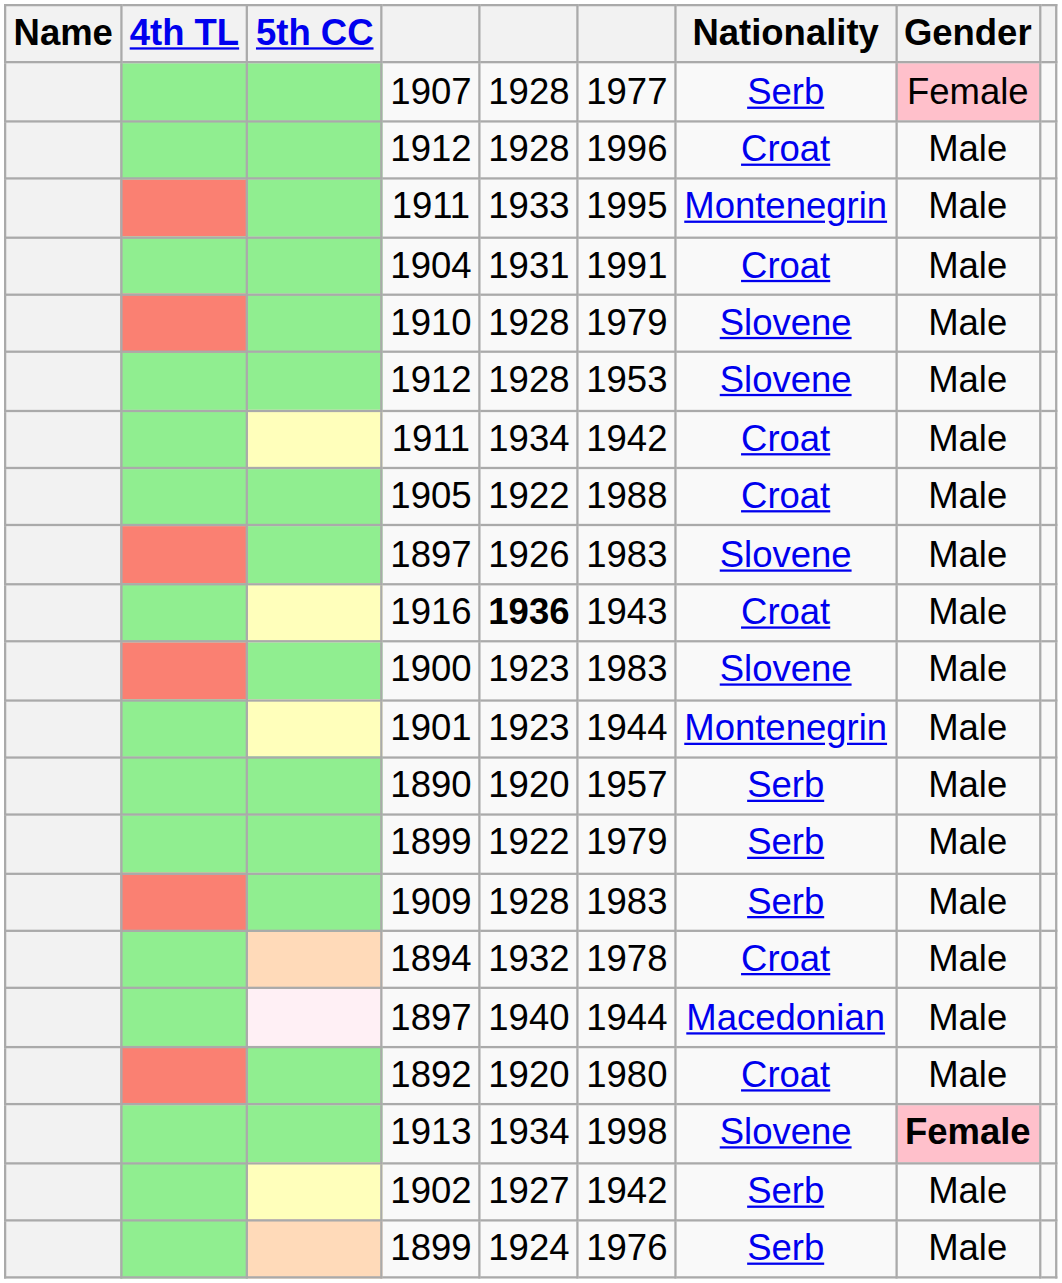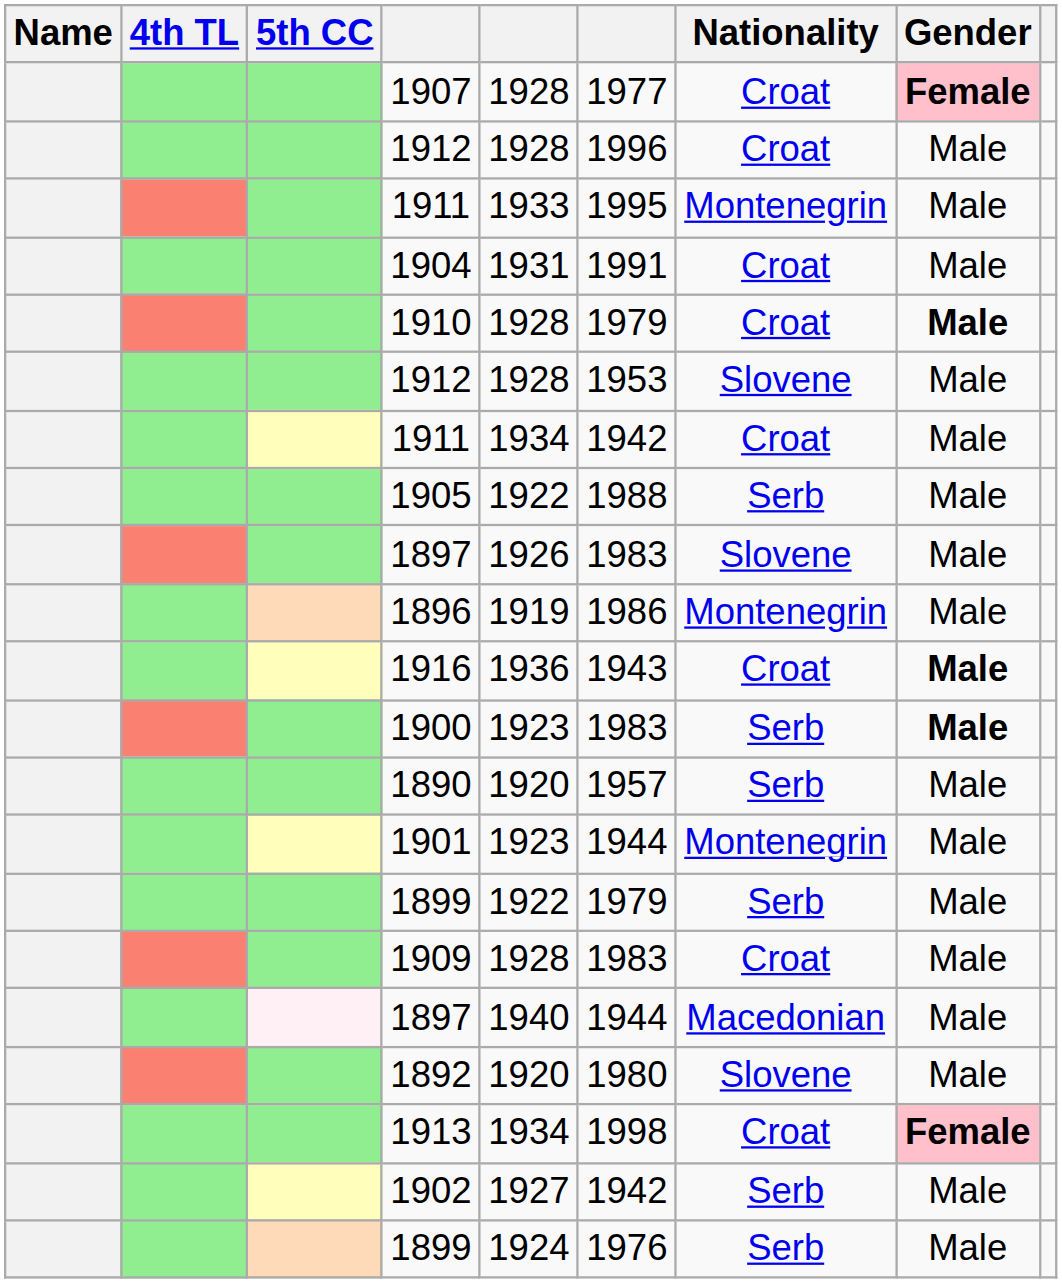(786, 91) Serb -> (786, 91) Croat
(968, 91) normal -> (968, 91) bold
(786, 322) Slovene -> (786, 322) Croat
(968, 322) normal -> (968, 322) bold
(786, 496) Croat -> (786, 496) Serb
+ row: (63, 613)
(529, 611) bold -> (529, 669) normal
(968, 611) normal -> (968, 669) bold
(786, 669) Slovene -> (786, 727) Serb
(968, 669) normal -> (968, 727) bold
rows swapped: (63, 728) <-> (63, 786)
(786, 901) Serb -> (786, 959) Croat
- row: (63, 960)
(786, 1074) Croat -> (786, 1074) Slovene
(786, 1132) Slovene -> (786, 1132) Croat
